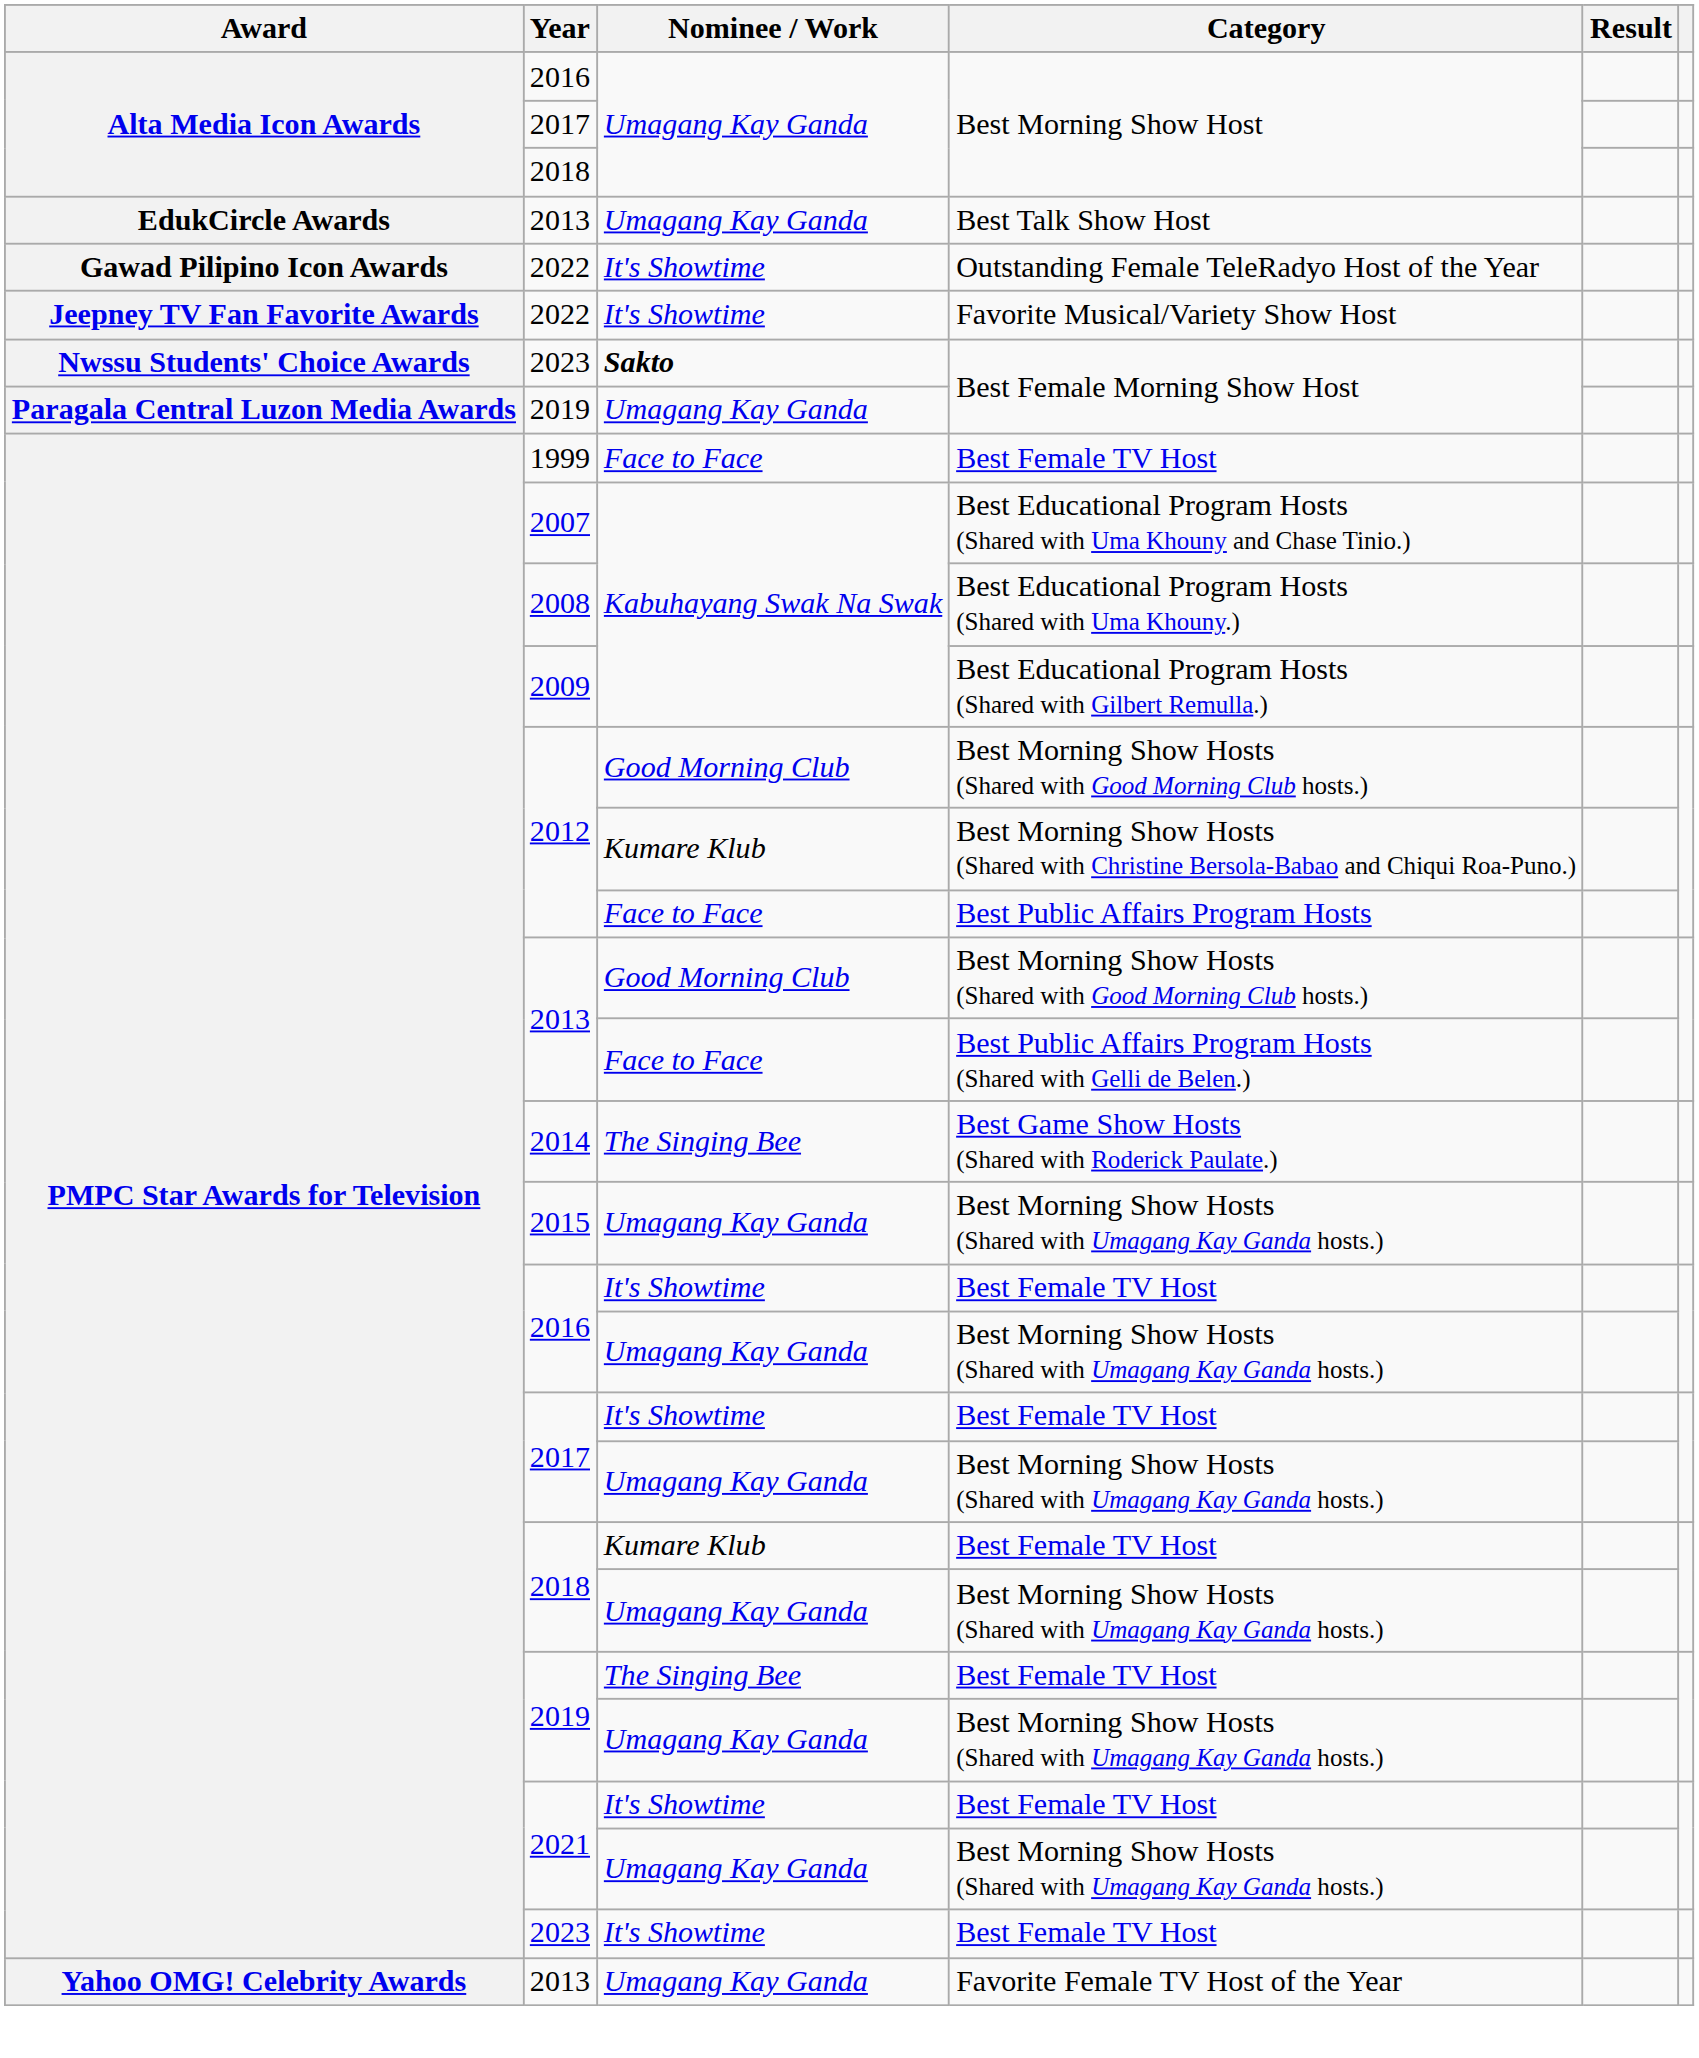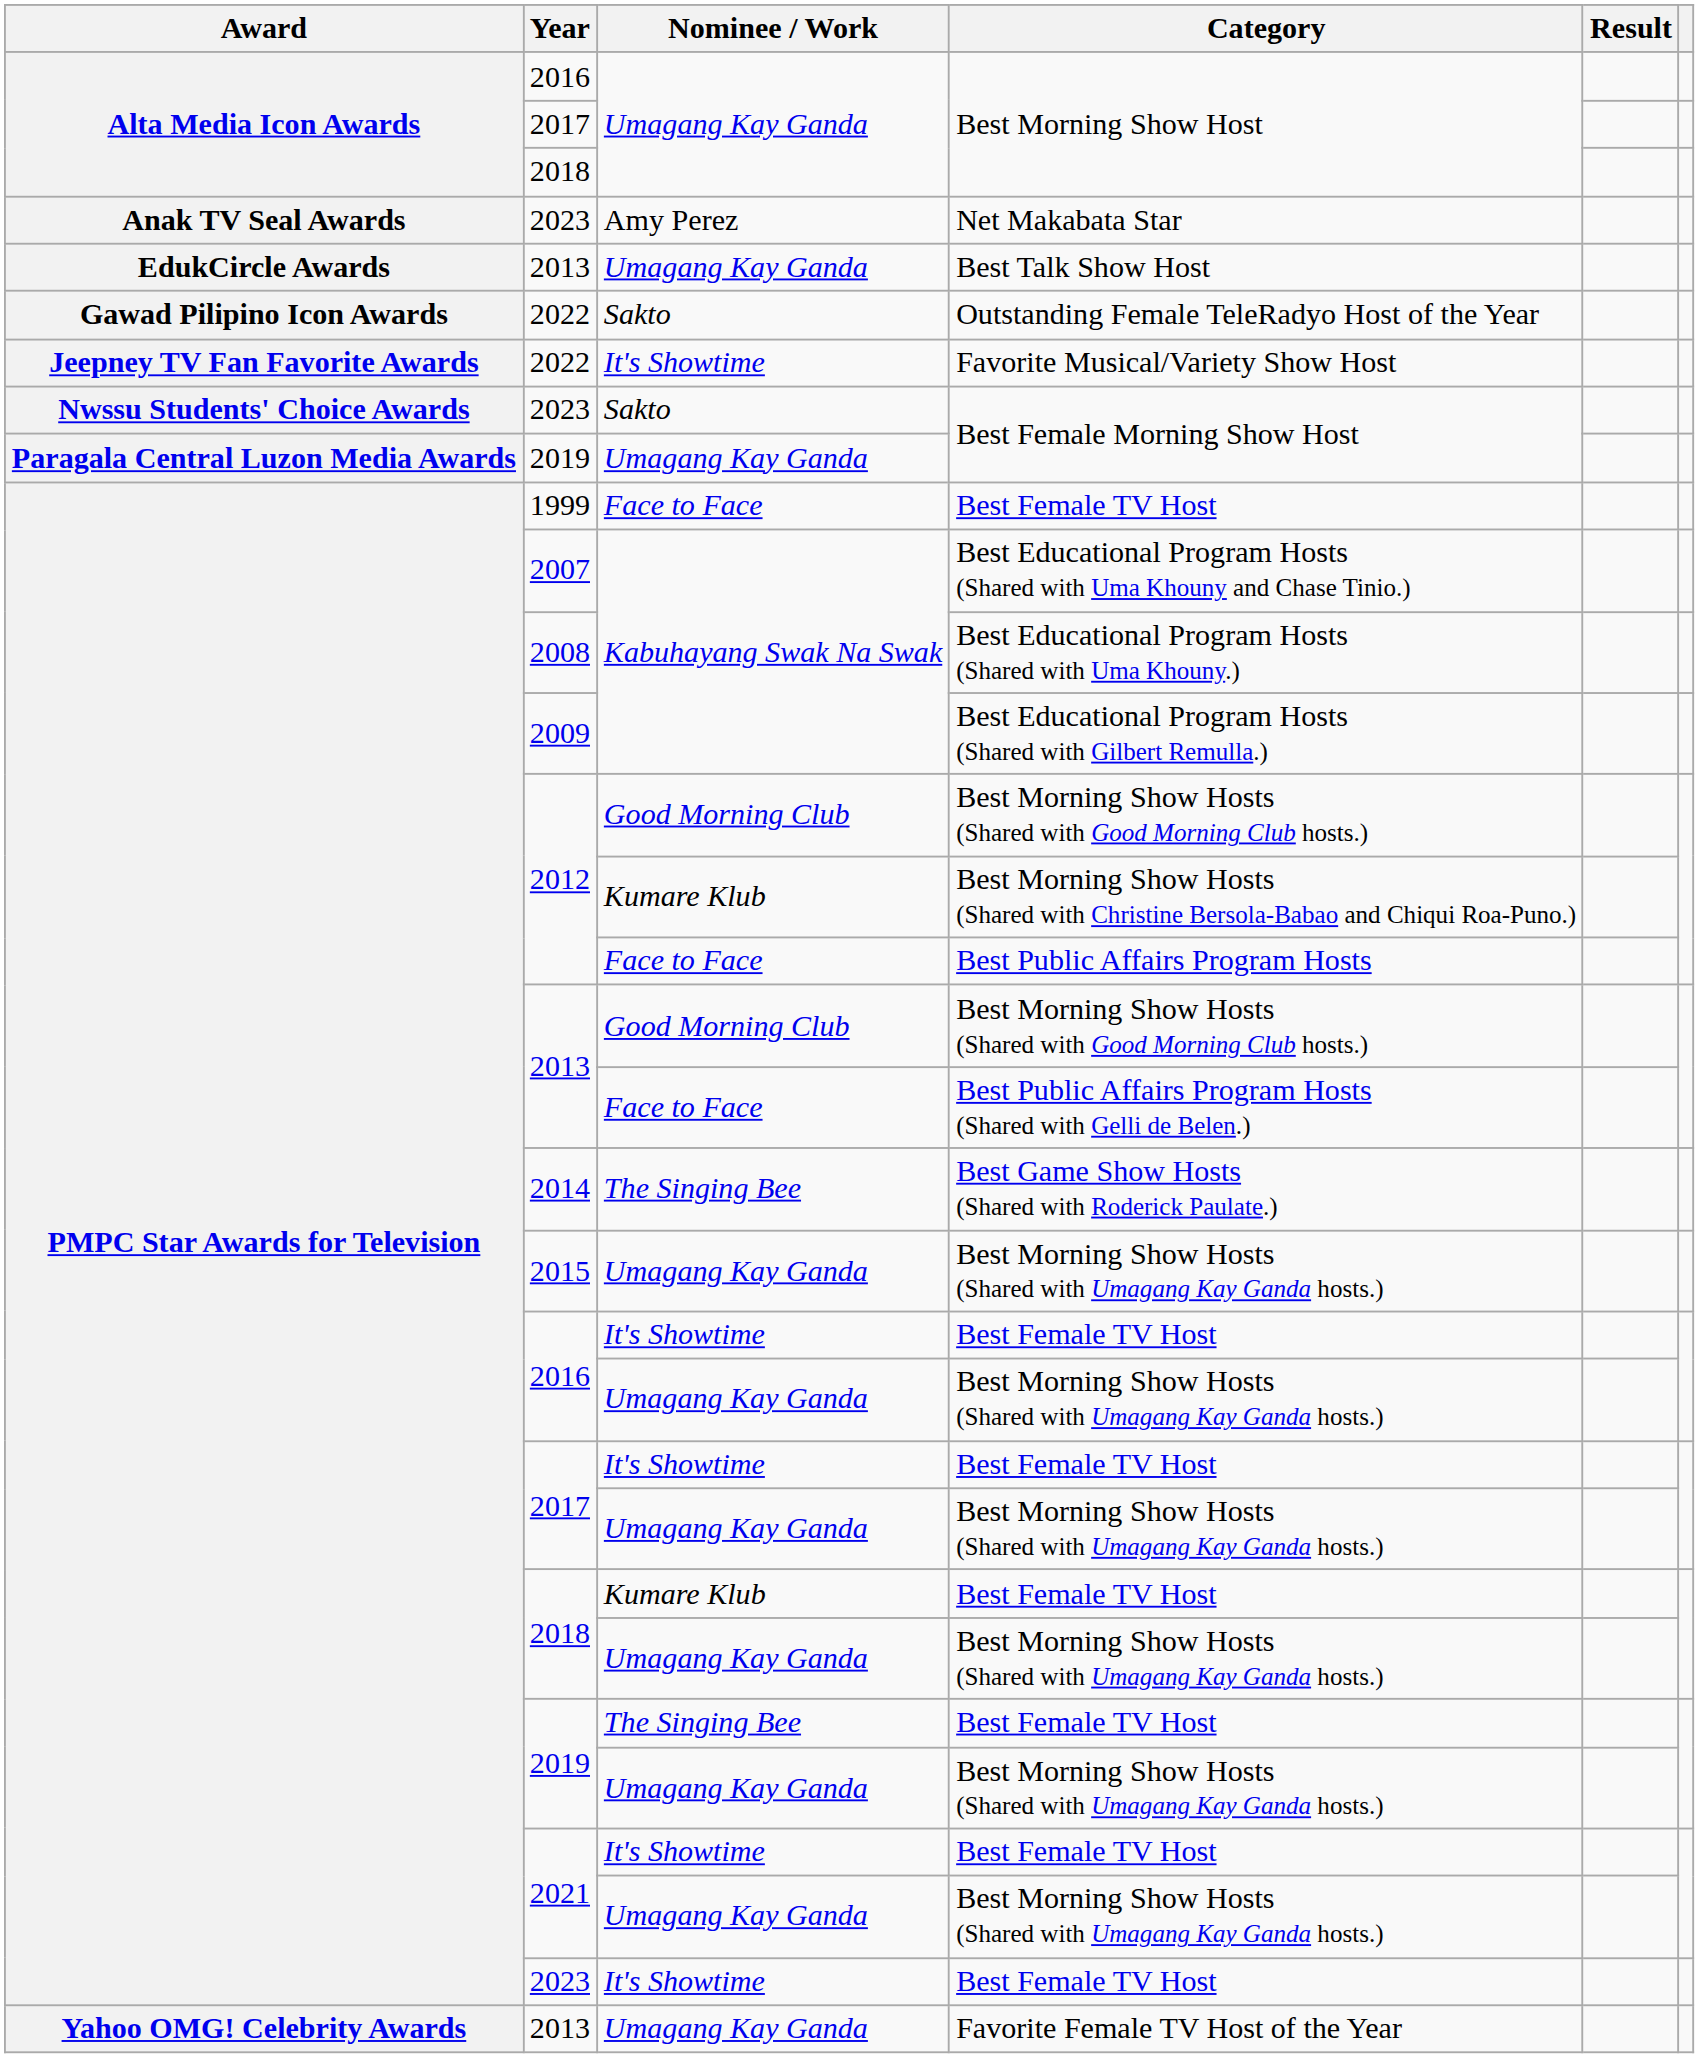+ row: (560, 219)
(684, 266) It's Showtime -> (637, 314) Sakto
(639, 362) bold -> (637, 409) normal
